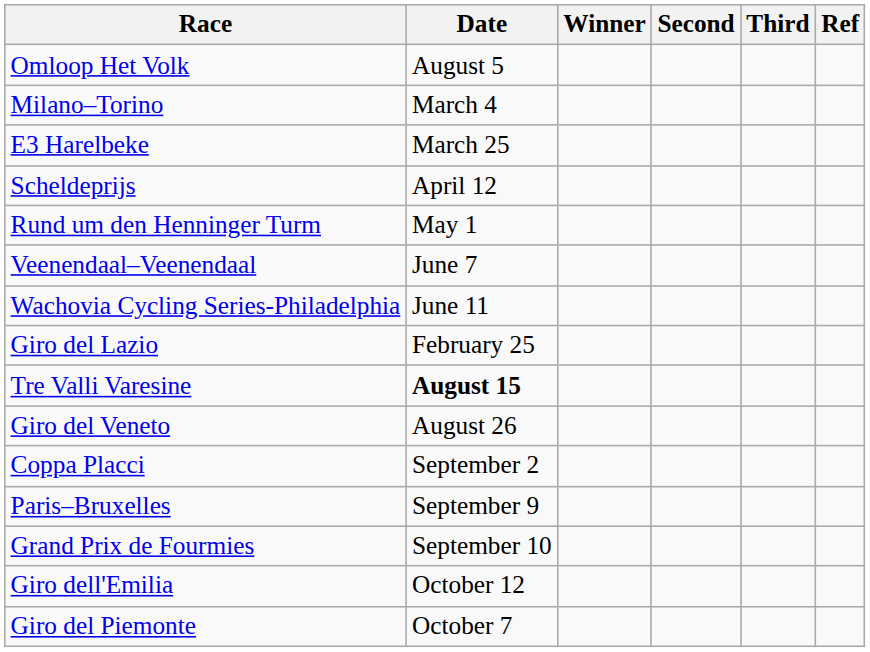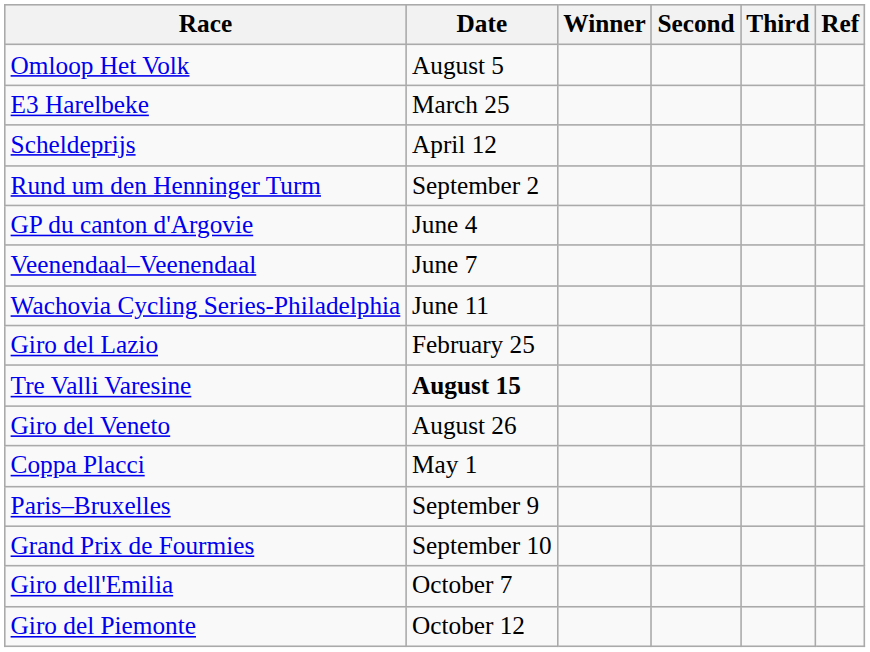- row: (87, 104)
(445, 225) May 1 -> (476, 184) September 2
+ row: (132, 225)
(476, 465) September 2 -> (445, 465) May 1
(468, 585) October 12 -> (462, 585) October 7
(462, 625) October 7 -> (468, 625) October 12
